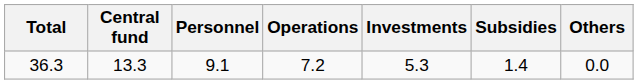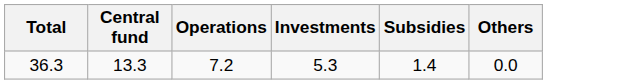- column: (217, 27)
